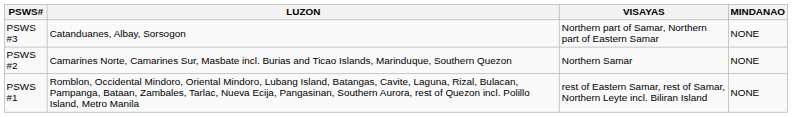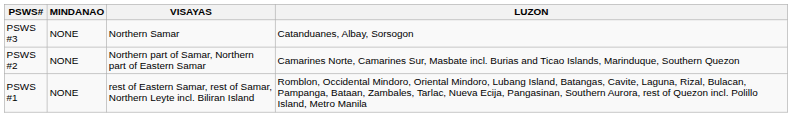columns swapped: (303, 12) <-> (758, 12)
(634, 33) Northern part of Samar, Northern part of Eastern Samar -> (144, 33) Northern Samar
(597, 60) Northern Samar -> (181, 60) Northern part of Samar, Northern part of Eastern Samar
